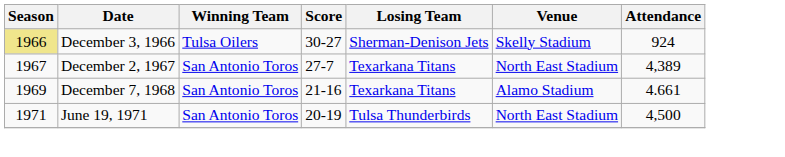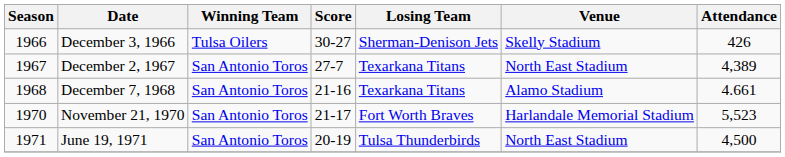(31, 41) khaki background -> (31, 41) no background
(663, 41) 924 -> (739, 41) 426
(31, 90) 1969 -> (31, 90) 1968
+ row: (123, 115)
